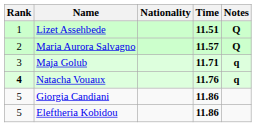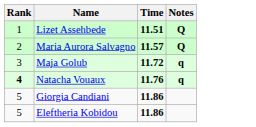- column: (166, 12)
(207, 63) 11.71 -> (152, 63) 11.72
